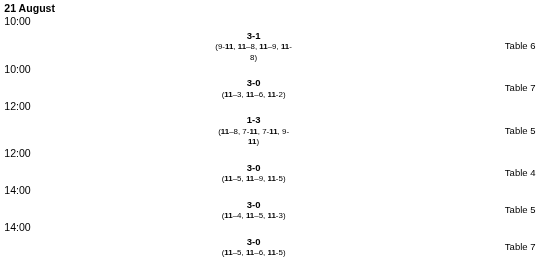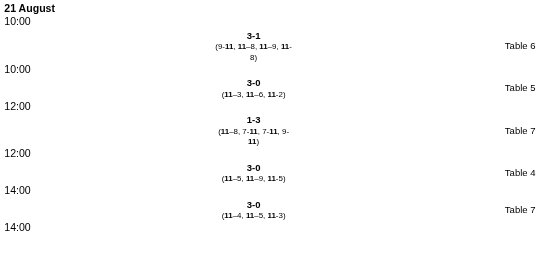(520, 88) Table 7 -> (520, 88) Table 5
(520, 130) Table 5 -> (520, 130) Table 7
(520, 210) Table 5 -> (520, 210) Table 7
- row: (108, 247)
